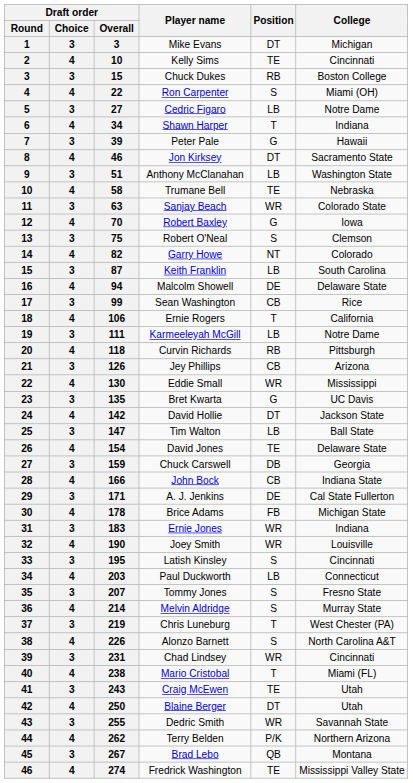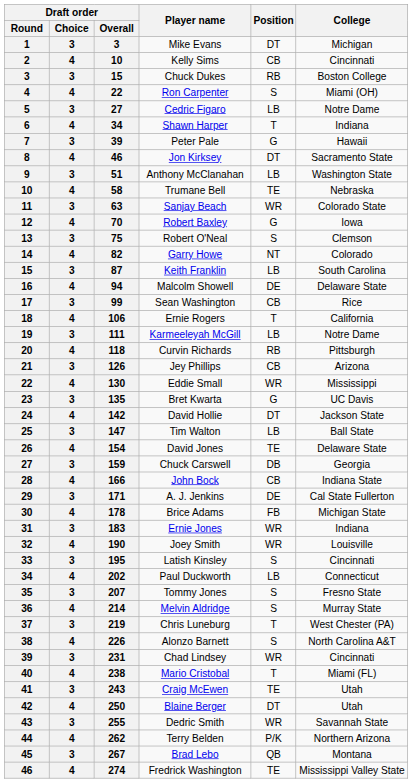(274, 61) TE -> (274, 61) CB
(117, 577) 203 -> (117, 577) 202
